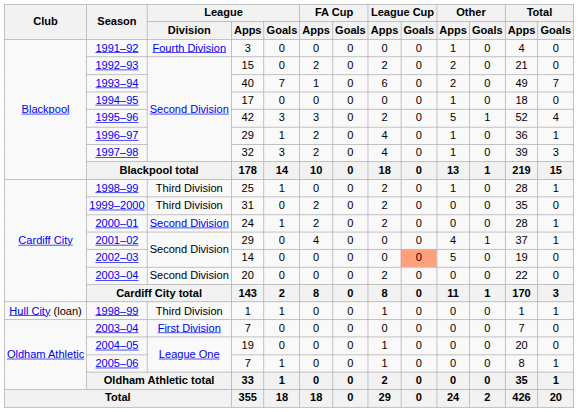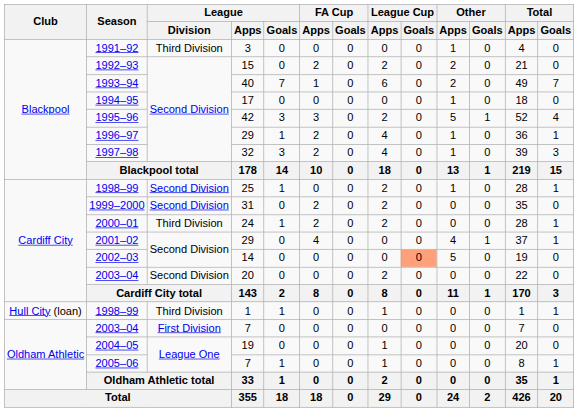(189, 48) Fourth Division -> (189, 48) Third Division
(189, 188) Third Division -> (189, 188) Second Division
(189, 205) Third Division -> (189, 205) Second Division
(189, 223) Second Division -> (189, 223) Third Division
